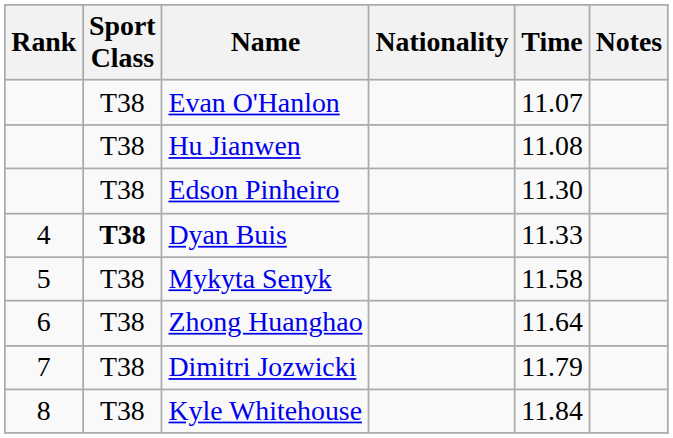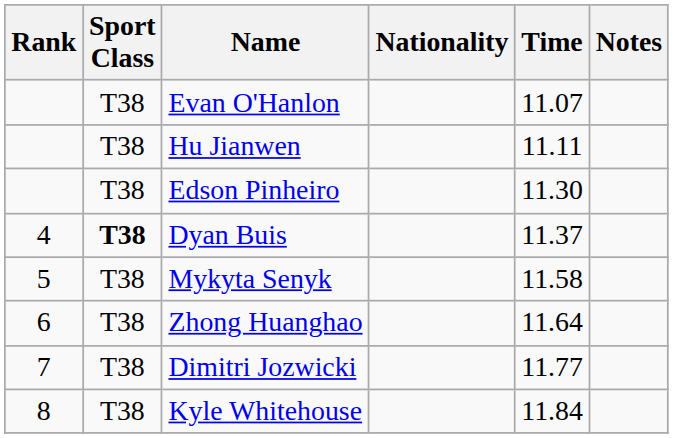(552, 146) 11.08 -> (552, 146) 11.11
(552, 234) 11.33 -> (552, 234) 11.37
(552, 366) 11.79 -> (552, 366) 11.77
